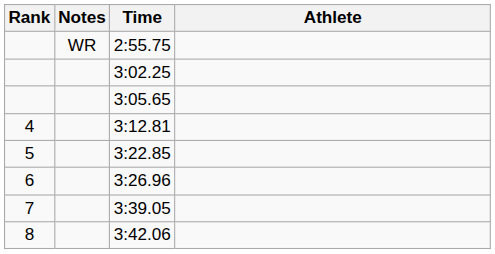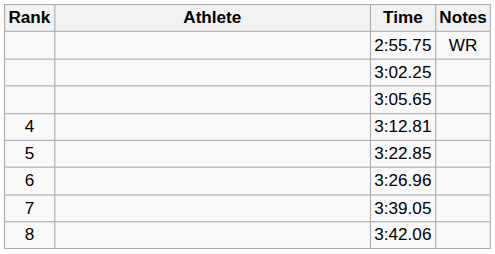columns swapped: (333, 18) <-> (82, 18)
